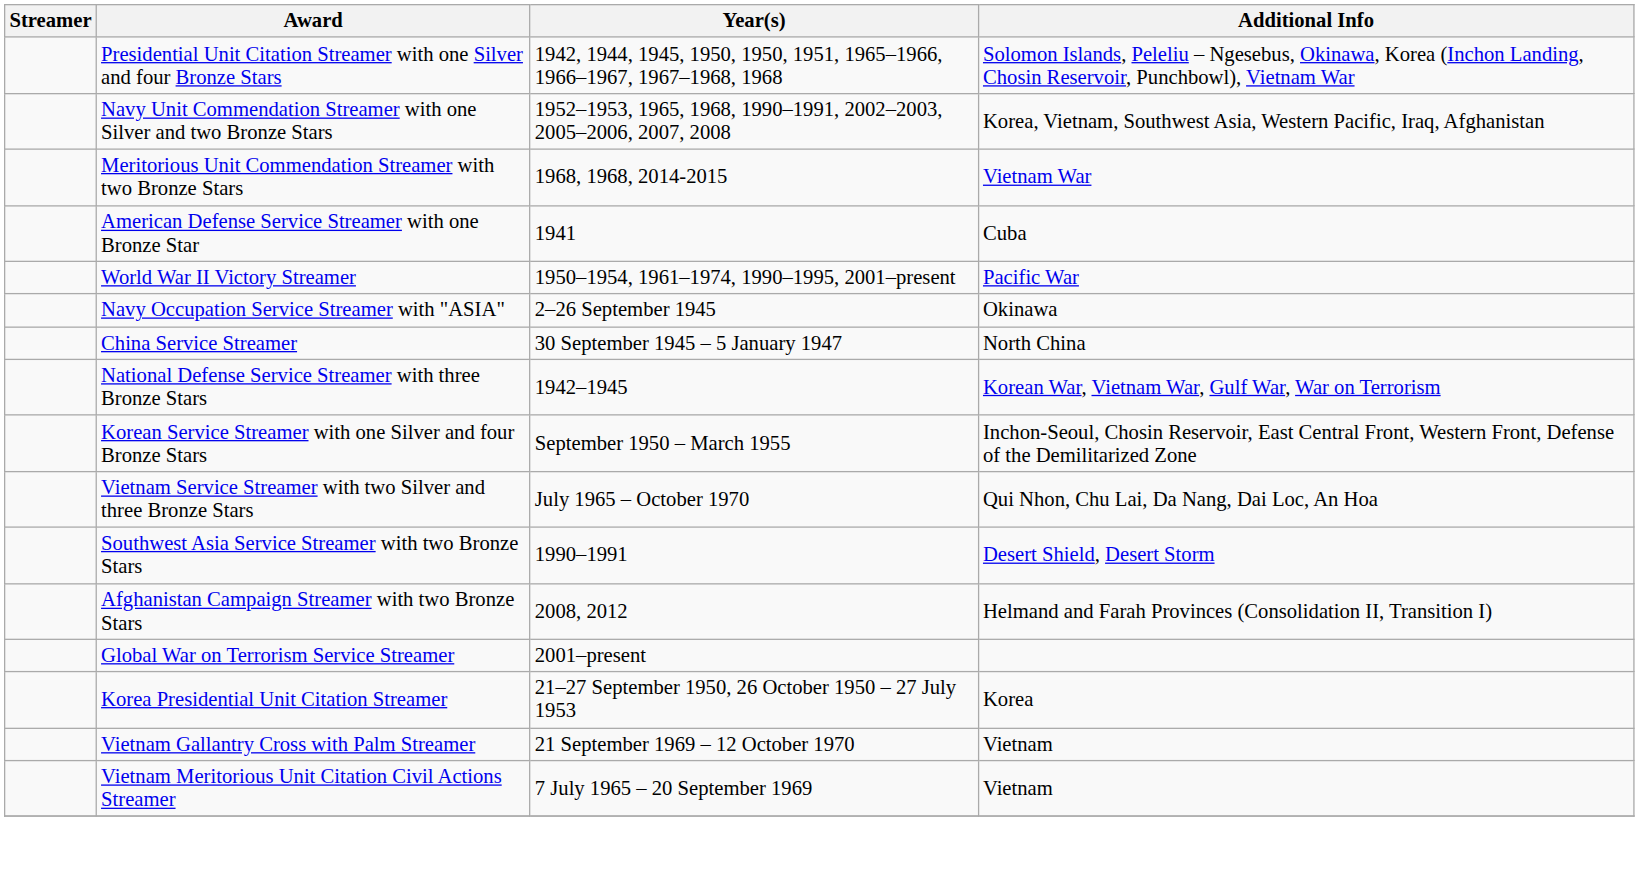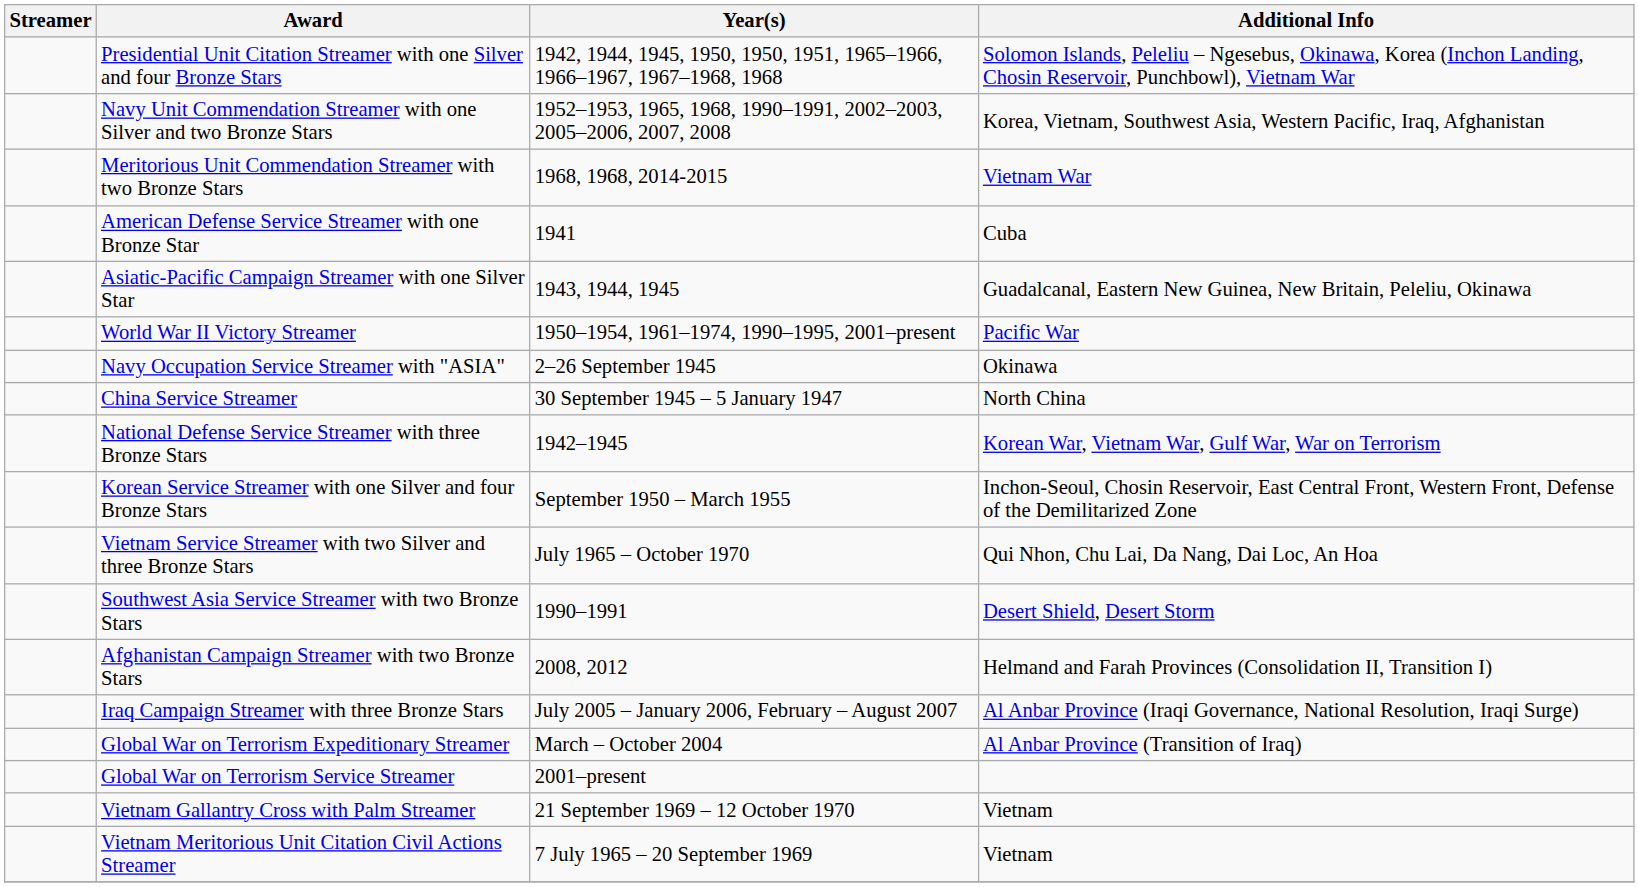+ row: (313, 289)
+ row: (302, 711)
+ row: (305, 744)
- row: (274, 699)
